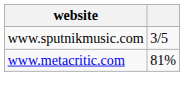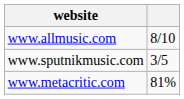+ row: (62, 37)
